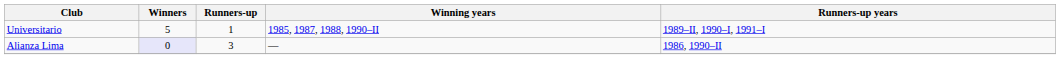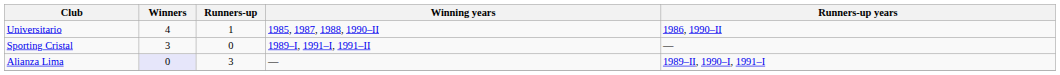(168, 29) 5 -> (168, 29) 4
(714, 29) 1989–II, 1990–I, 1991–I -> (692, 29) 1986, 1990–II
+ row: (40, 45)
(692, 45) 1986, 1990–II -> (714, 62) 1989–II, 1990–I, 1991–I
